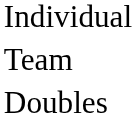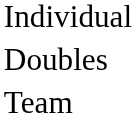rows swapped: (56, 102) <-> (38, 59)
